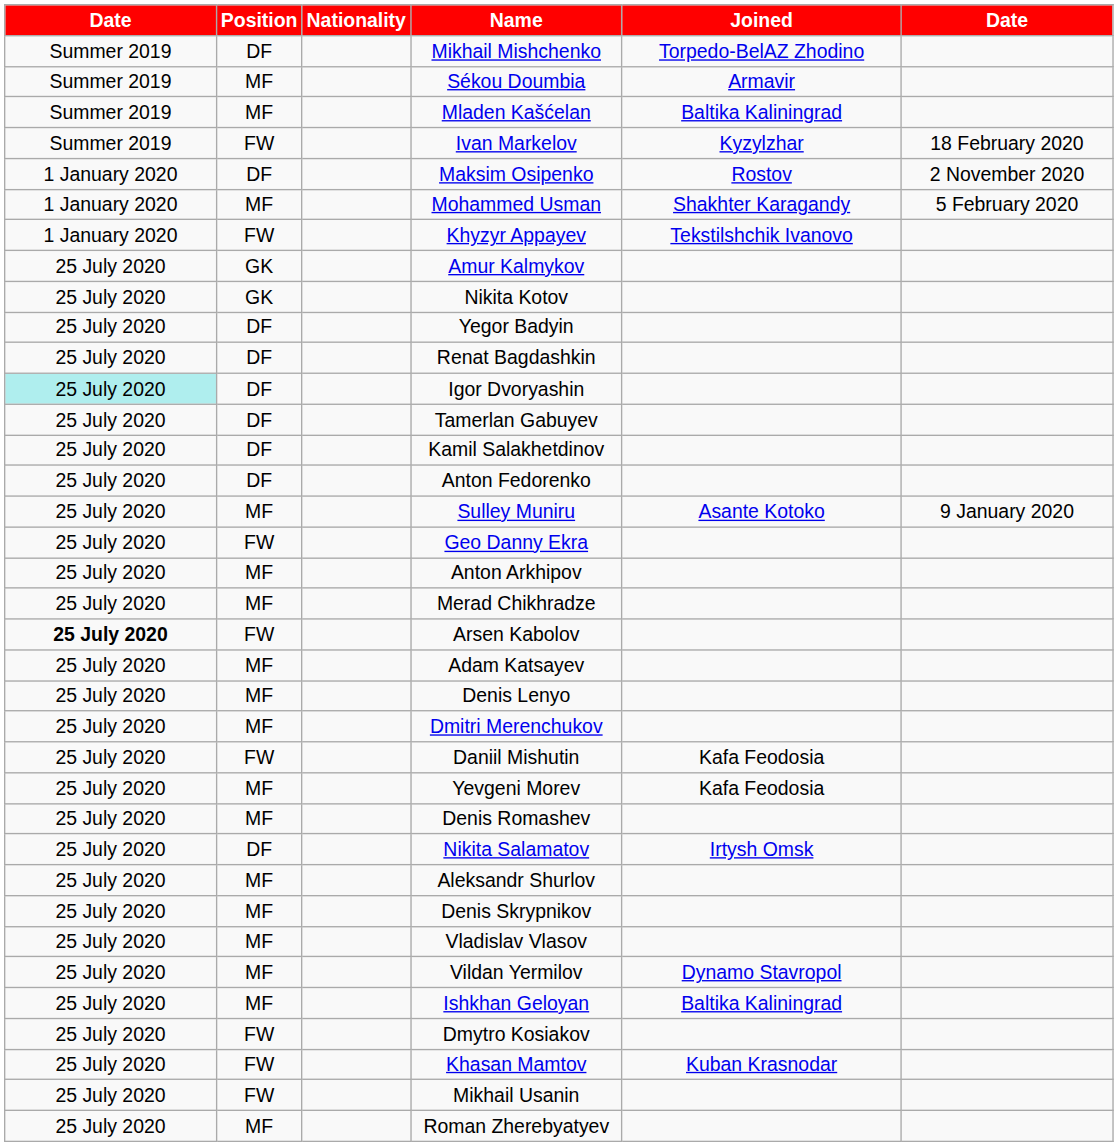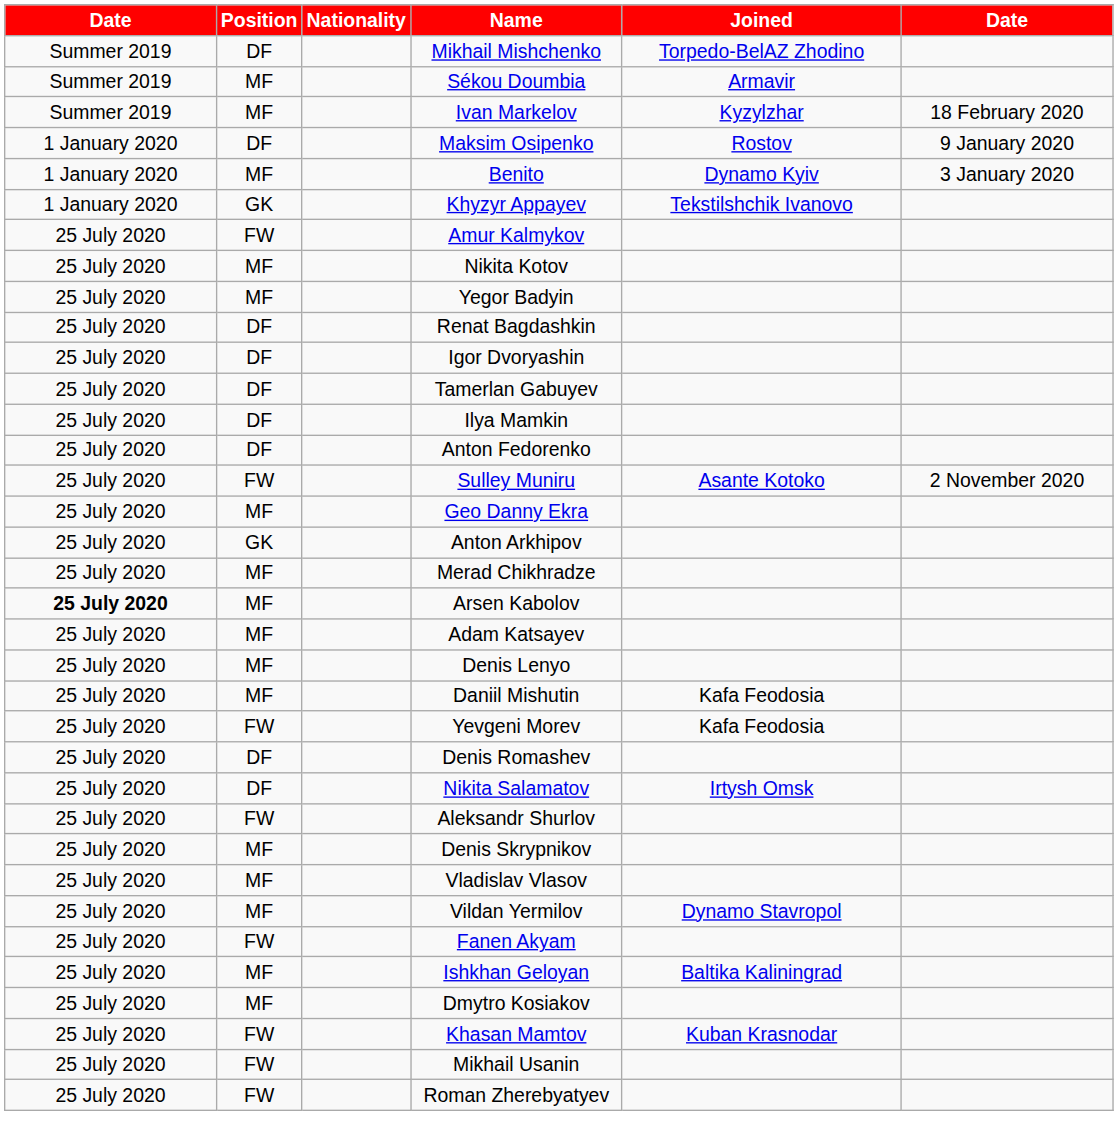- row: (516, 113)
(259, 143) FW -> (259, 113) MF
(1007, 174) 2 November 2020 -> (1007, 143) 9 January 2020
+ row: (516, 174)
- row: (516, 205)
(259, 235) FW -> (259, 205) GK
(259, 266) GK -> (259, 235) FW
(259, 297) GK -> (259, 266) MF
(259, 328) DF -> (259, 297) MF
(110, 389) paleturquoise background -> (110, 358) no background
+ row: (516, 420)
- row: (516, 450)
(259, 512) MF -> (259, 481) FW
(1007, 512) 9 January 2020 -> (1007, 481) 2 November 2020
(259, 543) FW -> (259, 512) MF
(259, 573) MF -> (259, 543) GK
(259, 635) FW -> (259, 604) MF
- row: (516, 727)
(259, 758) FW -> (259, 696) MF
(259, 788) MF -> (259, 727) FW
(259, 819) MF -> (259, 758) DF
(259, 880) MF -> (259, 819) FW
+ row: (516, 942)
(259, 1034) FW -> (259, 1003) MF
(259, 1126) MF -> (259, 1095) FW
